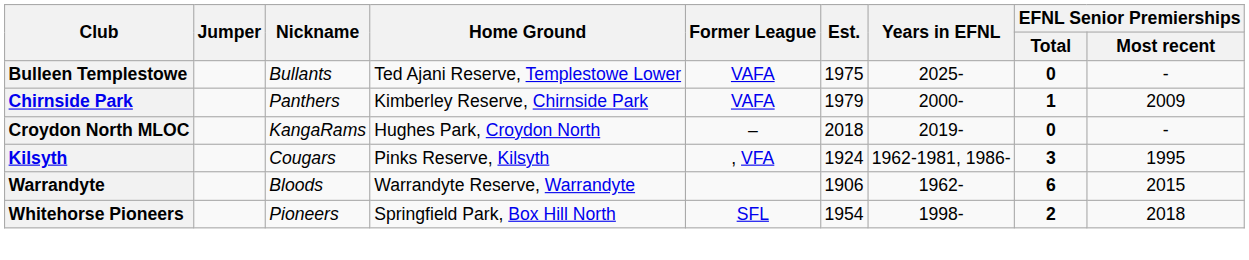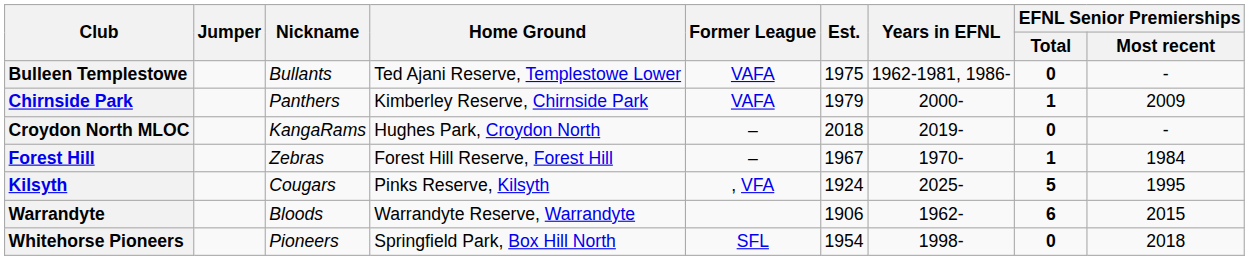(941, 74) 2025- -> (941, 74) 1962-1981, 1986-
+ row: (52, 158)
(941, 158) 1962-1981, 1986- -> (941, 185) 2025-
(1051, 158) 3 -> (1051, 185) 5
(1051, 213) 2 -> (1051, 241) 0
